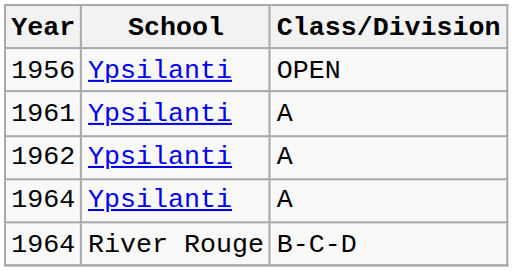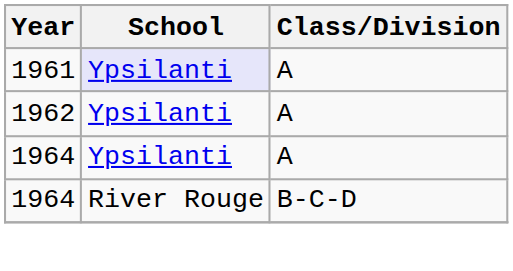- row: (43, 70)
(160, 114) no background -> (160, 70) lavender background
